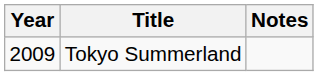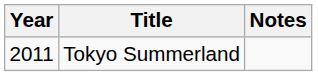(32, 53) 2009 -> (32, 53) 2011
